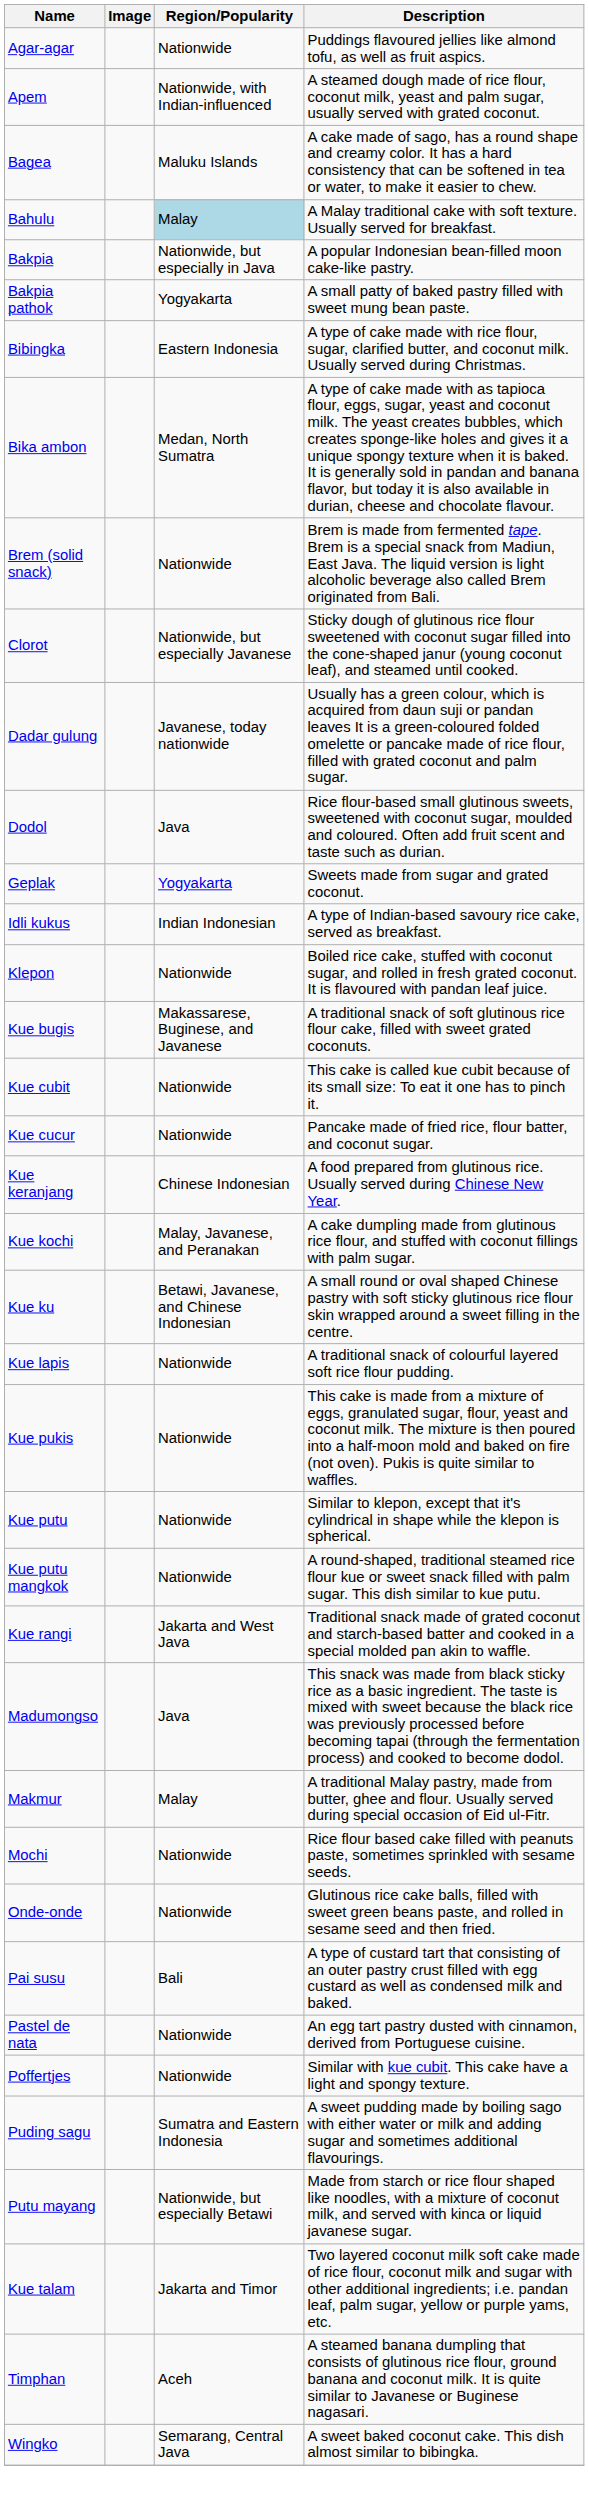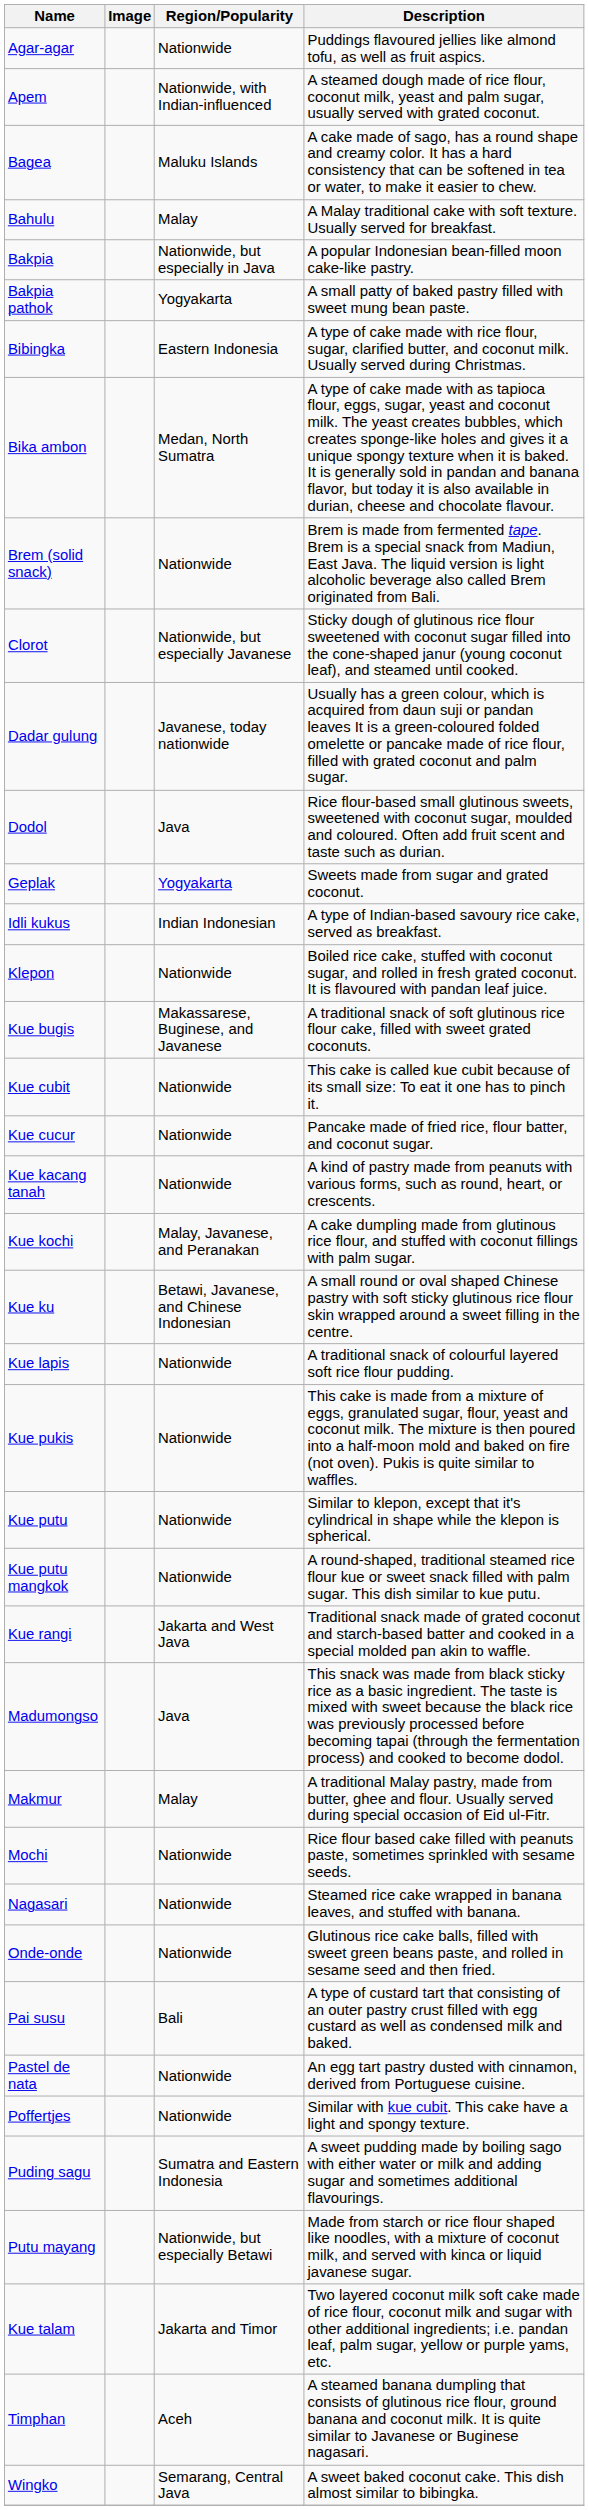(178, 219) lightblue background -> (178, 219) no background
+ row: (47, 1184)
- row: (41, 1184)
+ row: (38, 1904)
